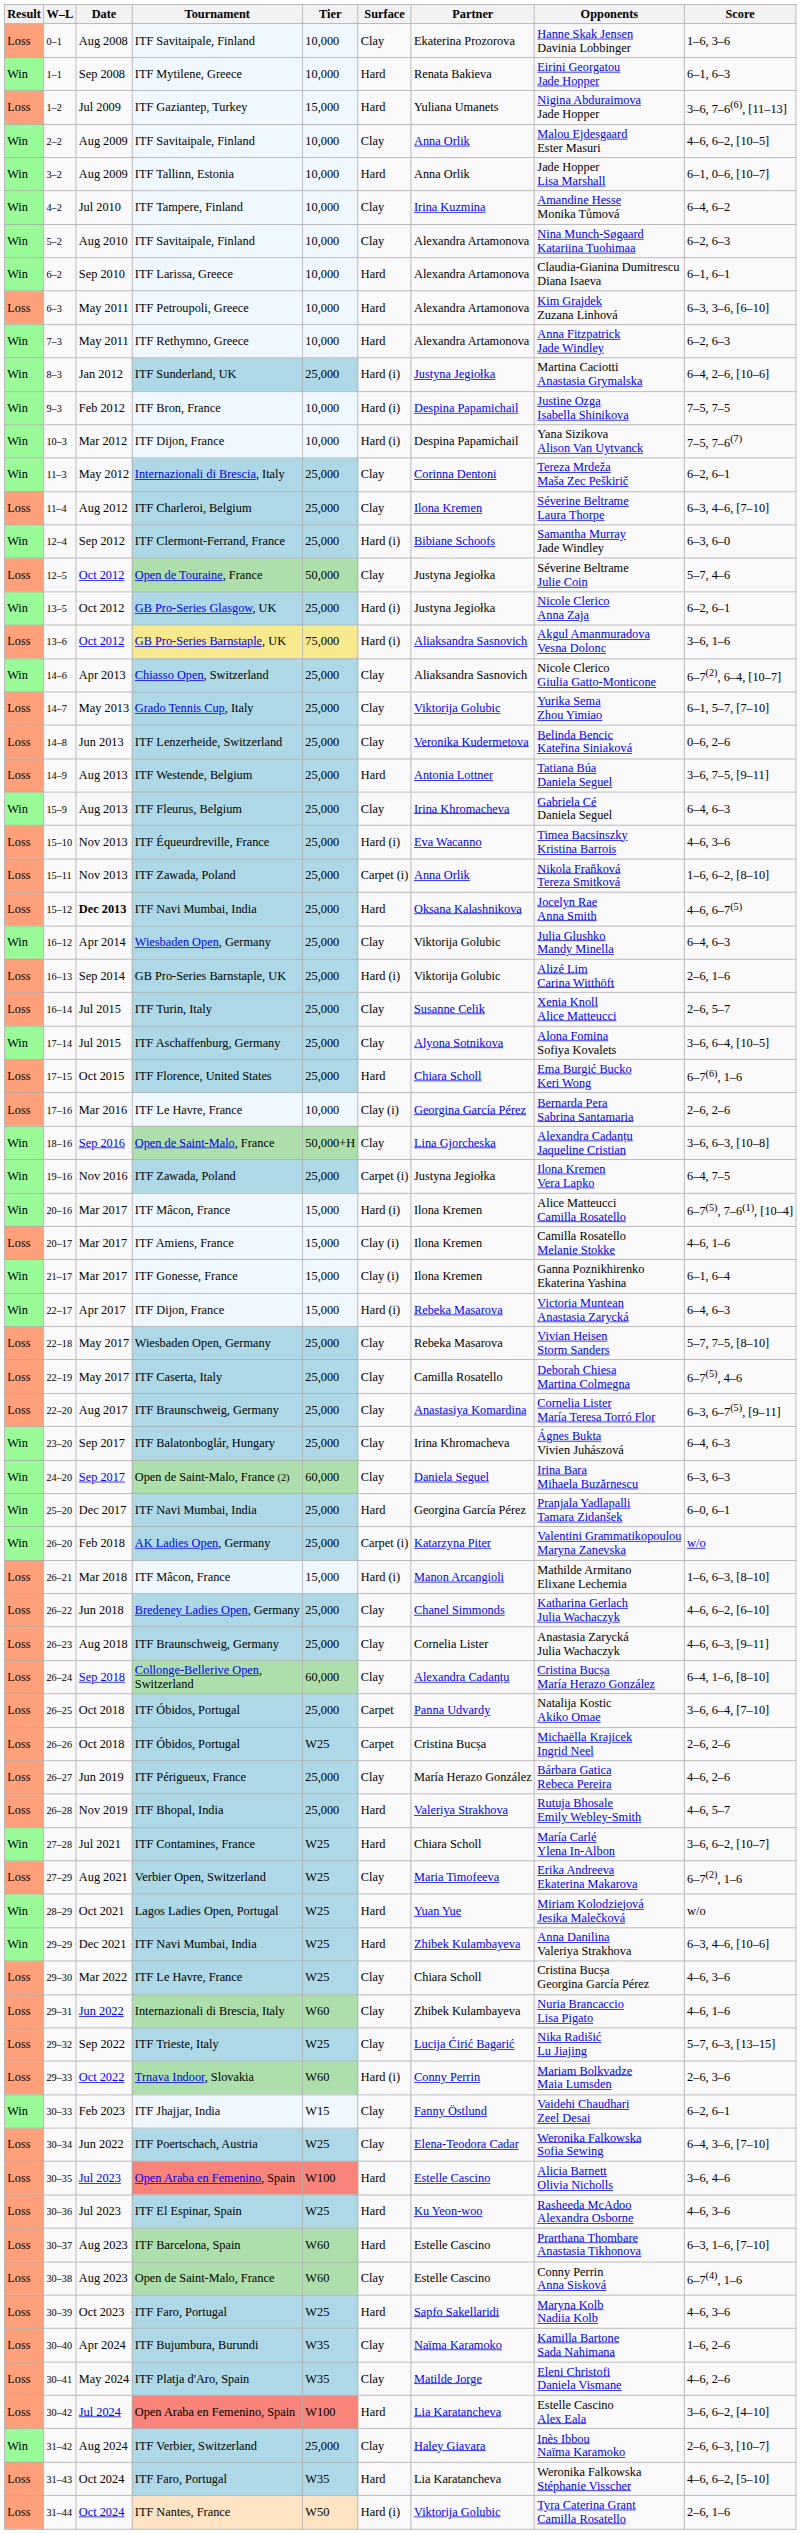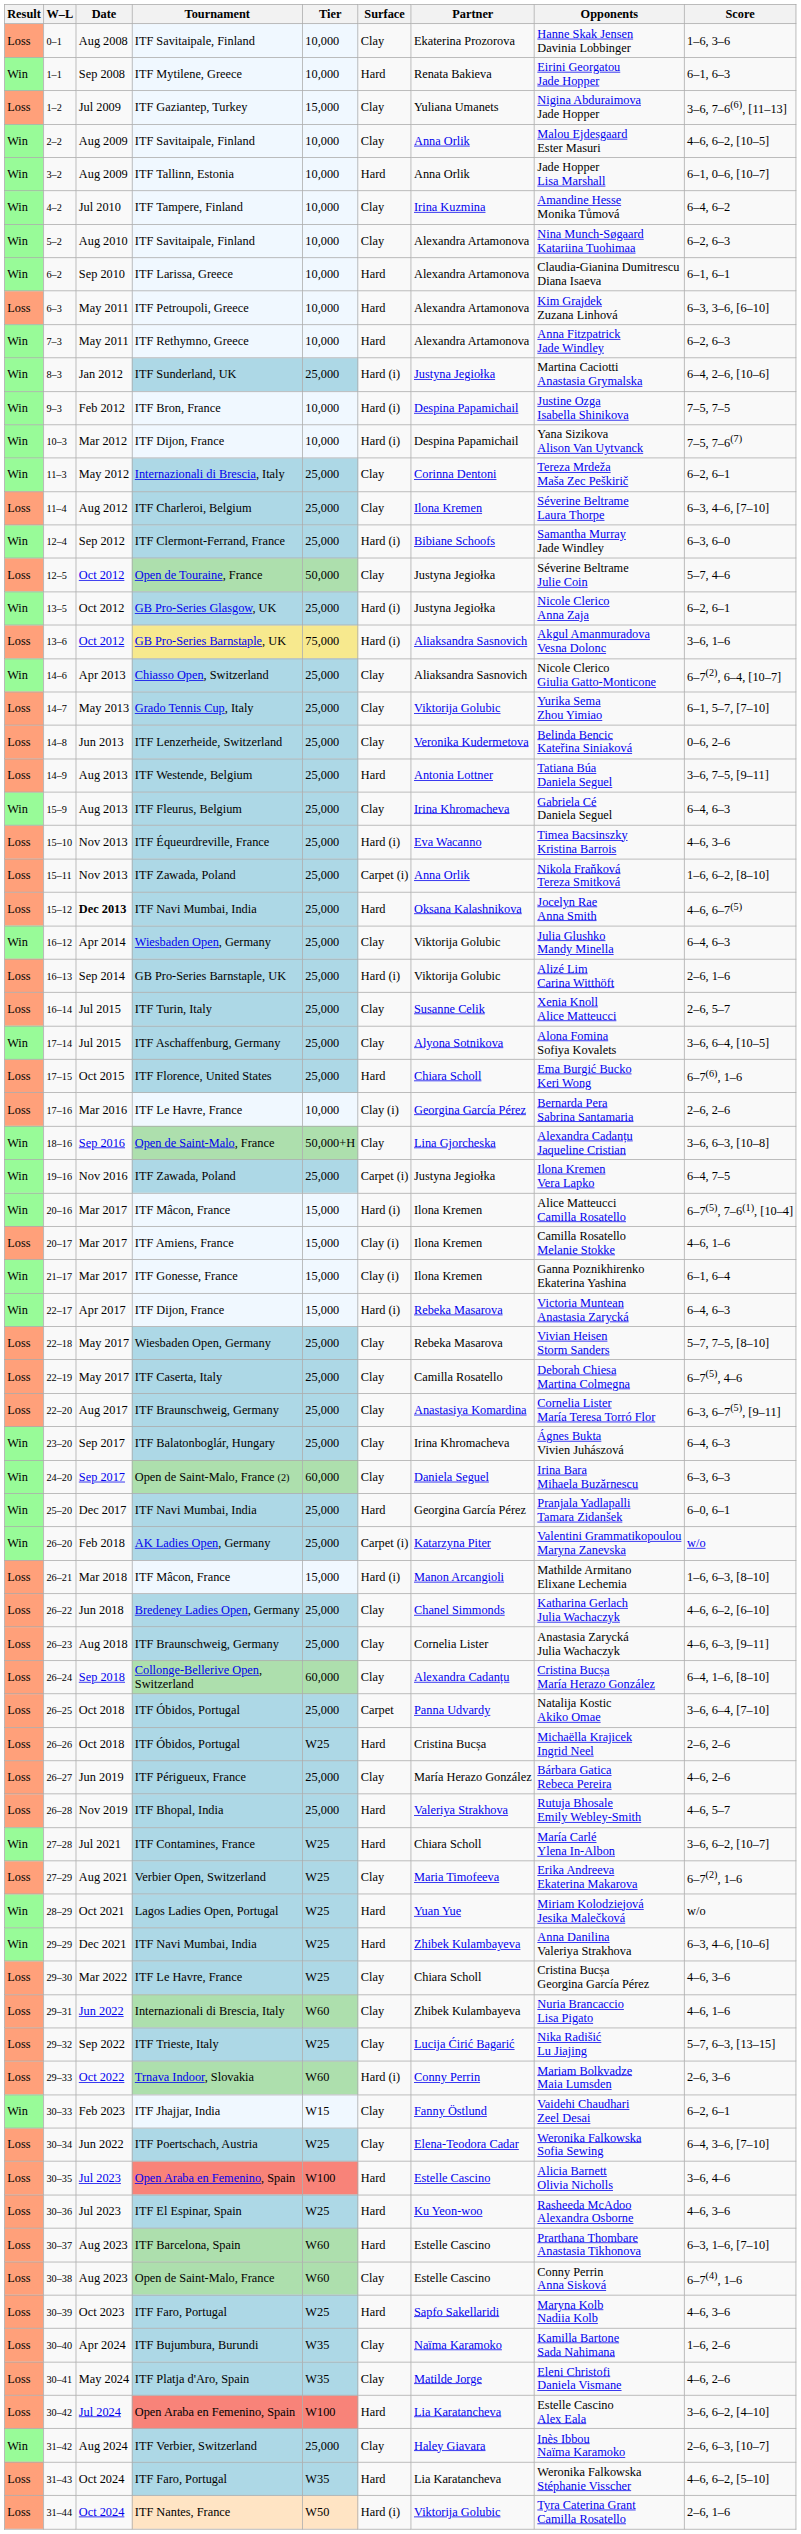(373, 107) Hard -> (372, 107) Clay
(377, 1744) Carpet -> (373, 1744) Hard
